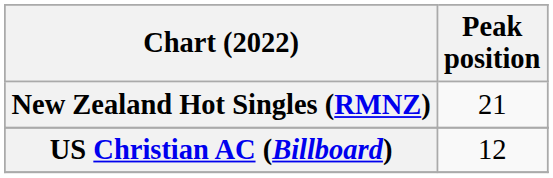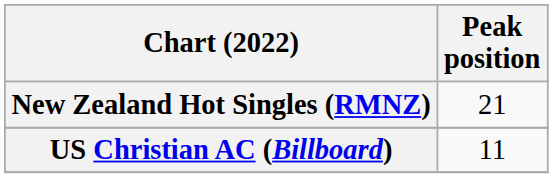(492, 149) 12 -> (492, 149) 11
